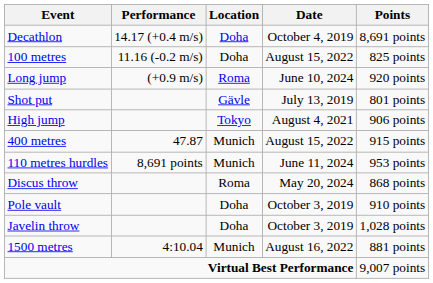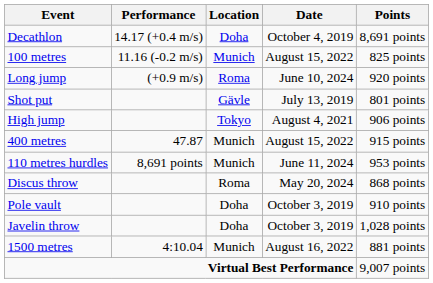(234, 57) Doha -> (234, 57) Munich
